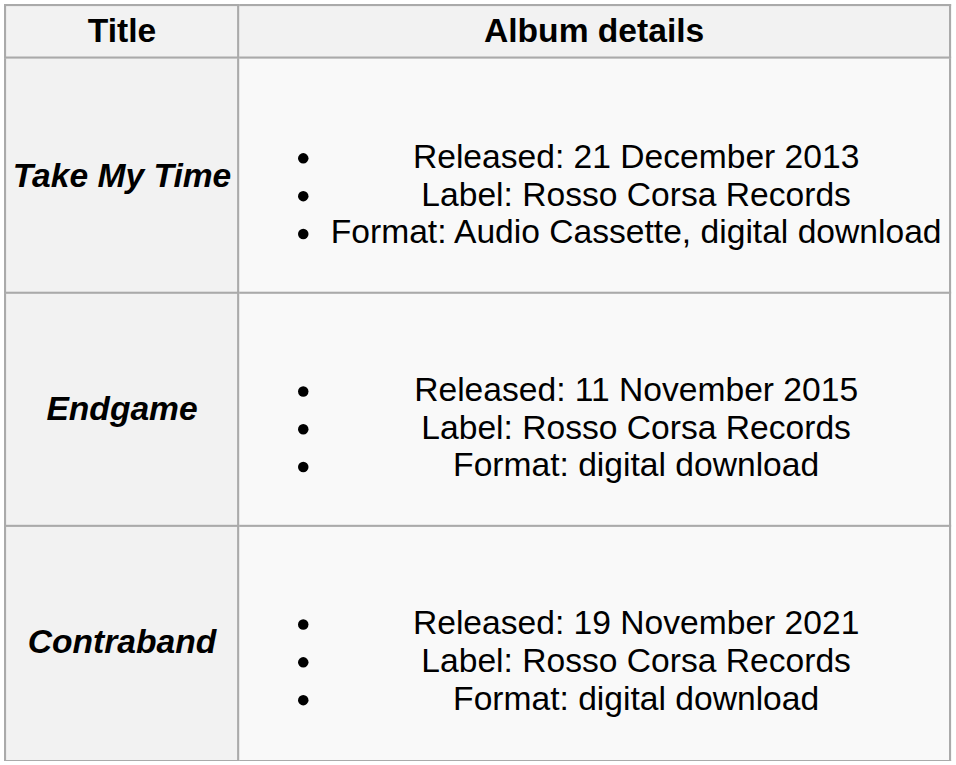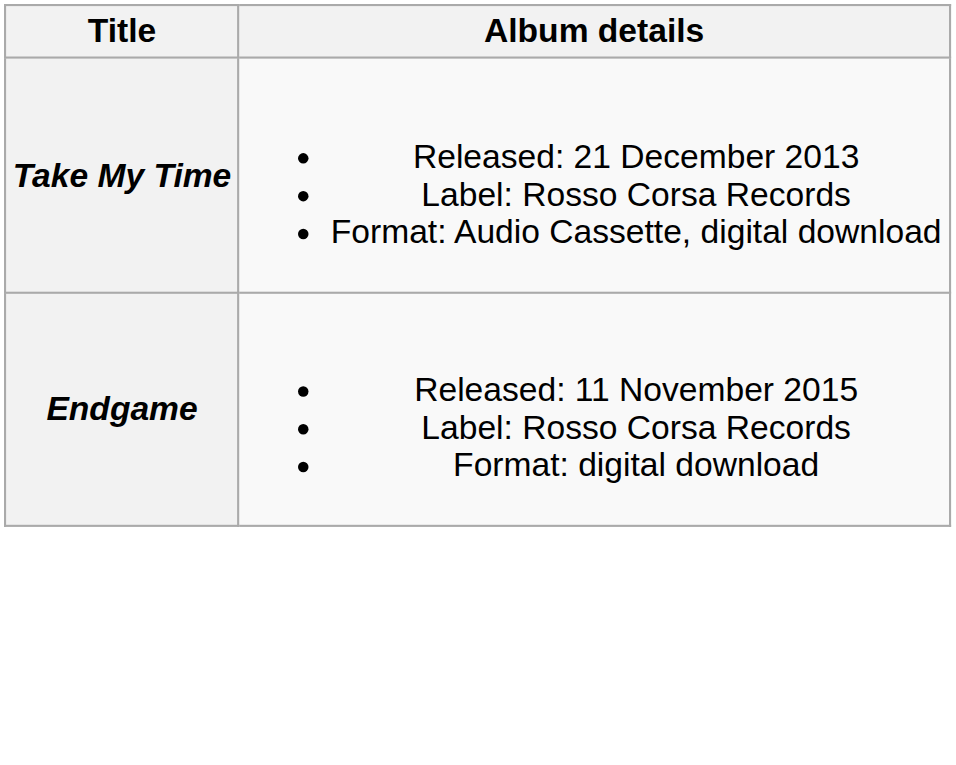- row: (122, 642)
